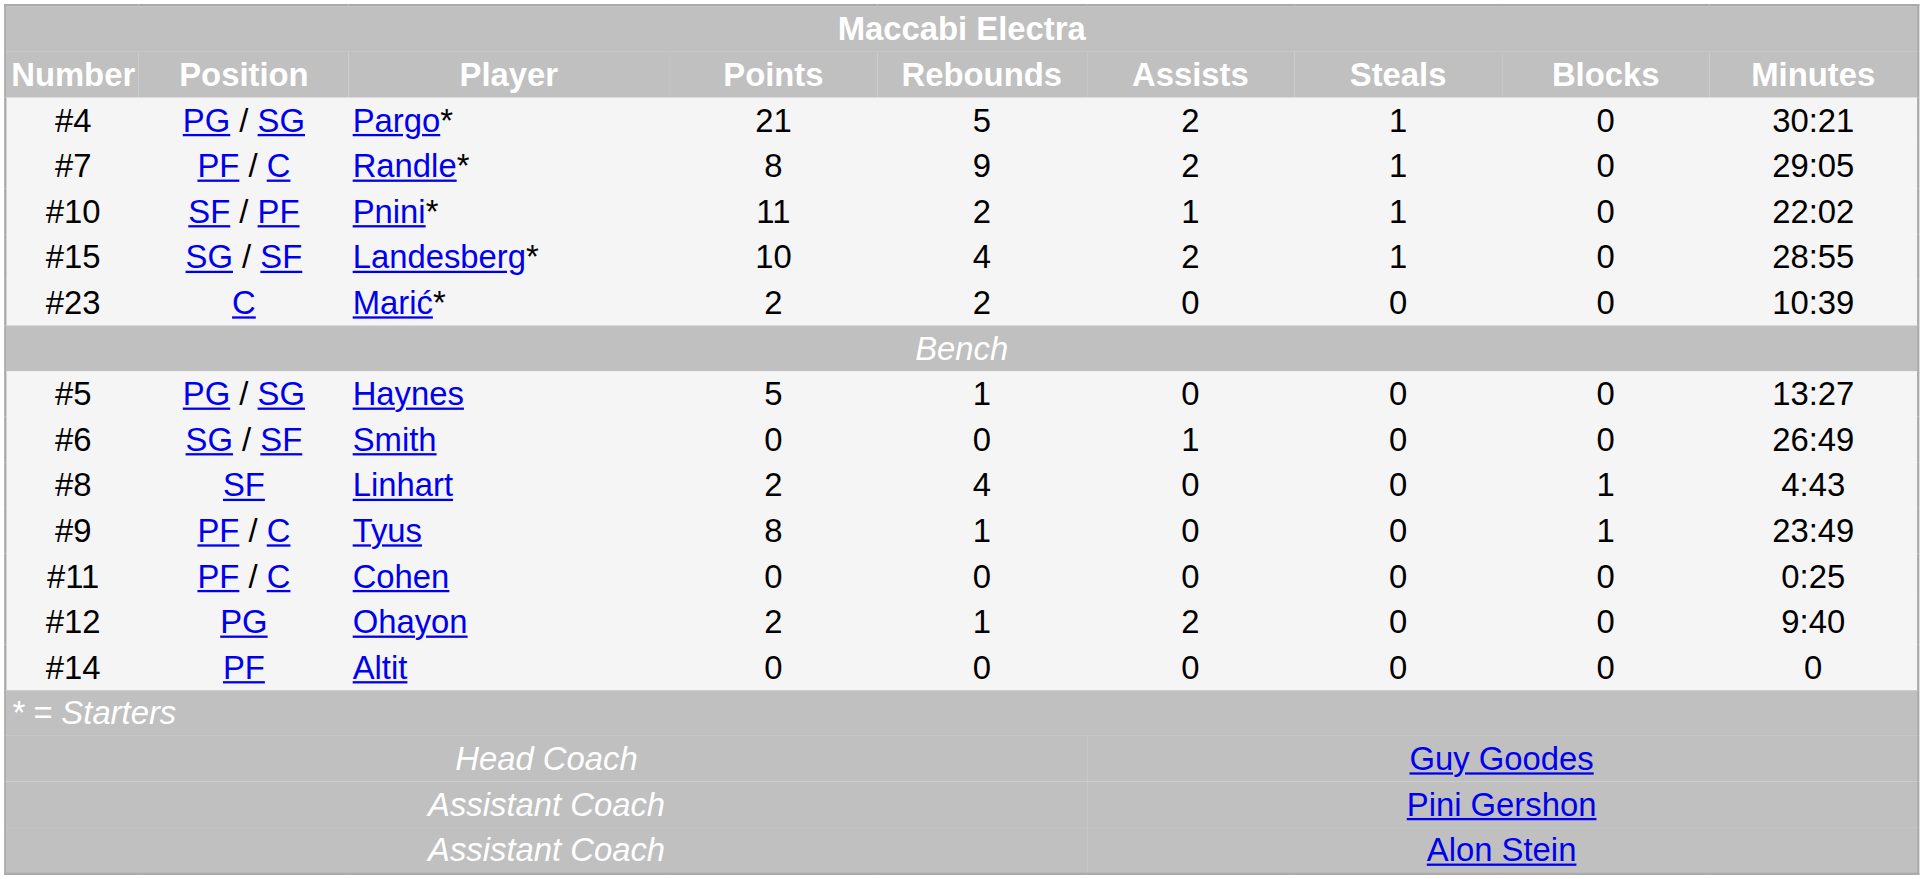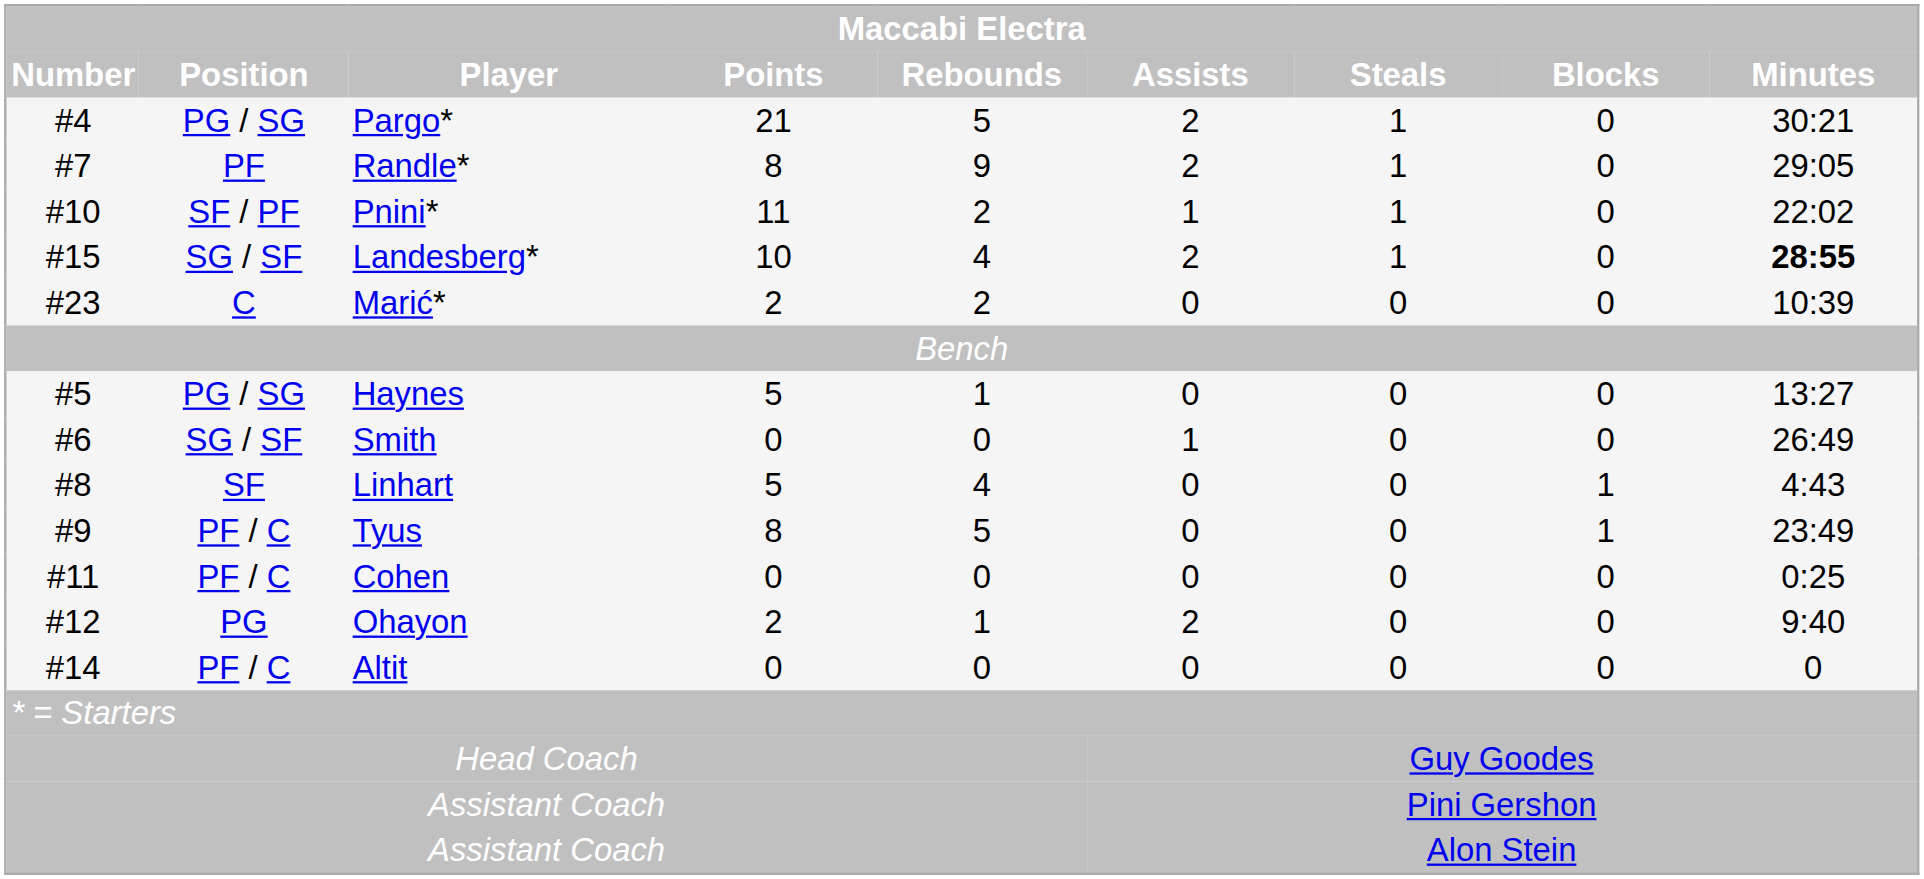(244, 166) PF / C -> (244, 166) PF
(1813, 257) normal -> (1813, 257) bold
(773, 485) 2 -> (773, 485) 5
(982, 531) 1 -> (982, 531) 5
(244, 667) PF -> (244, 667) PF / C
